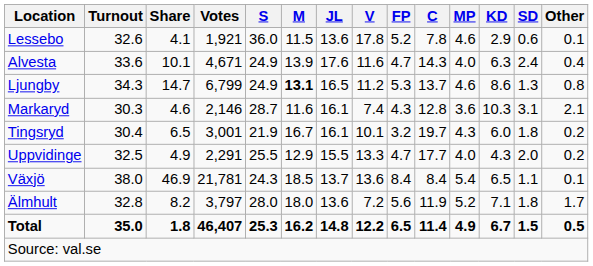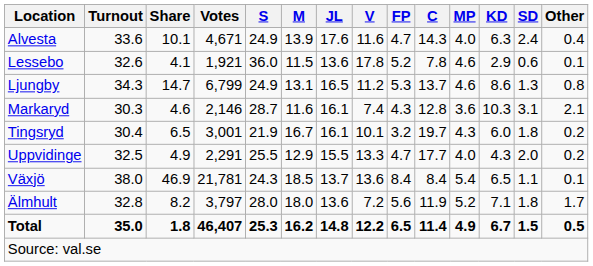rows swapped: (32, 62) <-> (36, 39)
(299, 86) bold -> (299, 86) normal
